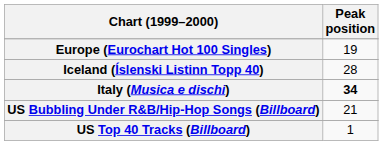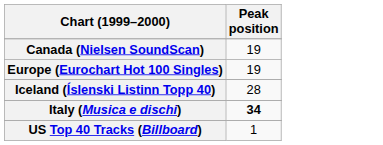+ row: (115, 49)
- row: (163, 110)
